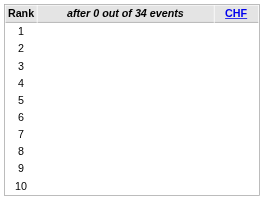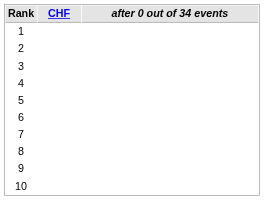columns swapped: (125, 14) <-> (236, 14)
